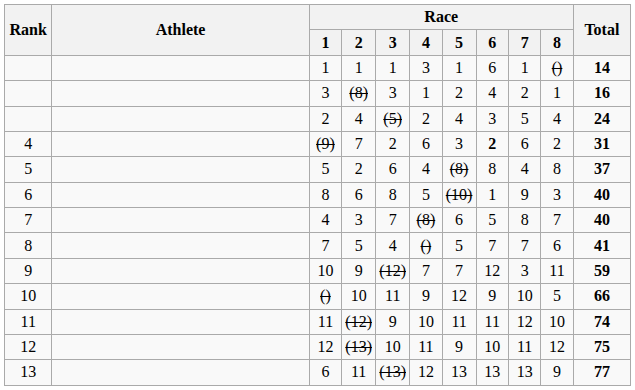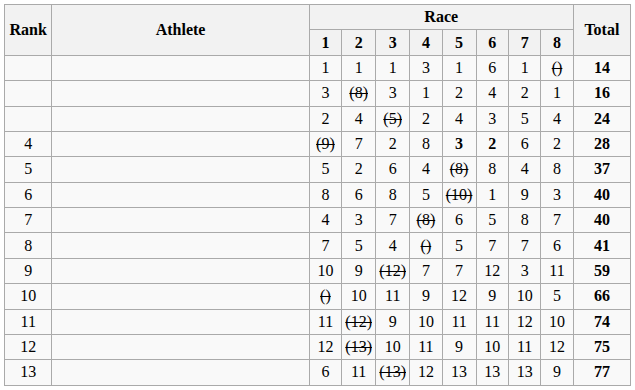(426, 144) 6 -> (426, 144) 8
(459, 144) normal -> (459, 144) bold
(602, 144) 31 -> (602, 144) 28
